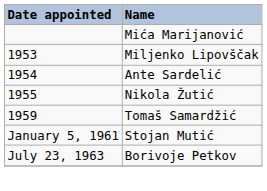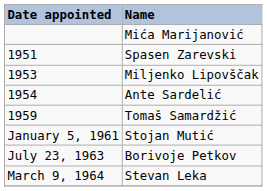+ row: (181, 55)
- row: (169, 95)
+ row: (166, 176)
